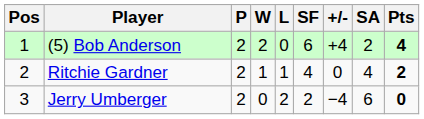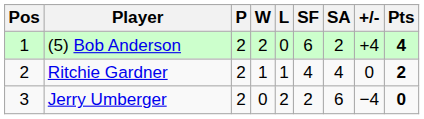columns swapped: (368, 18) <-> (338, 18)
